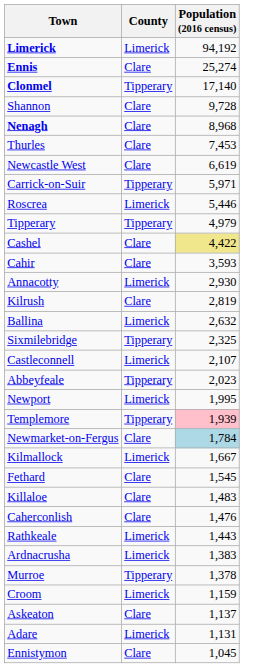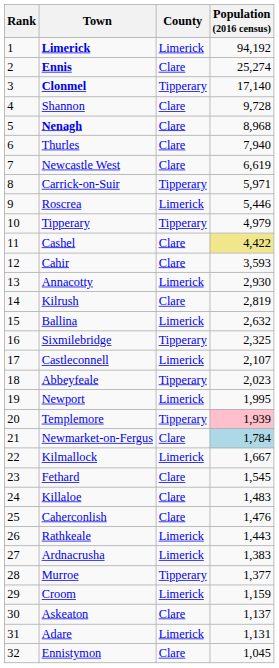+ column: (22, 21)
(223, 145) 7,453 -> (257, 145) 7,940
(223, 575) 1,378 -> (257, 575) 1,377
